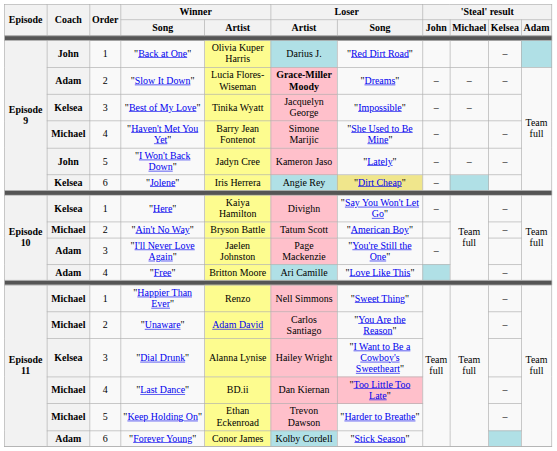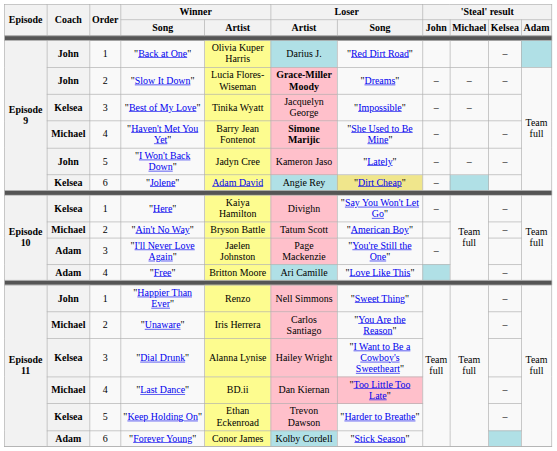(68, 80) Adam -> (68, 80) John
(304, 134) normal -> (304, 134) bold
(238, 182) Iris Herrera -> (238, 182) Adam David
(68, 298) Michael -> (68, 298) John
(238, 325) Adam David -> (238, 325) Iris Herrera
(68, 417) Michael -> (68, 417) Kelsea
